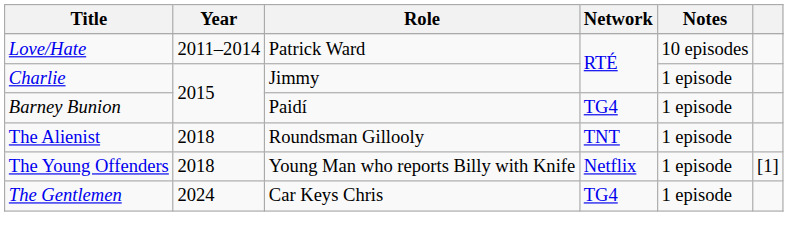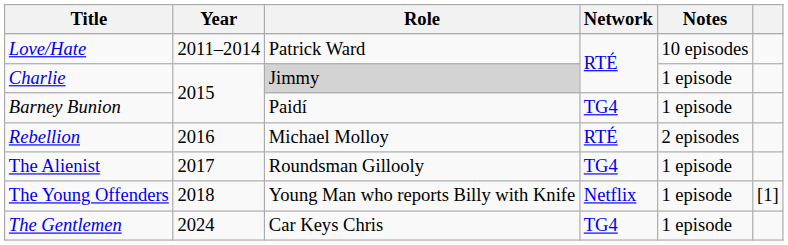(294, 78) no background -> (294, 78) lightgrey background
+ row: (44, 136)
(196, 136) 2018 -> (196, 166) 2017
(602, 136) TNT -> (601, 166) TG4
